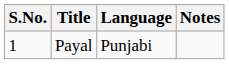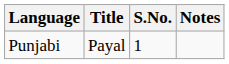columns swapped: (28, 17) <-> (136, 17)
